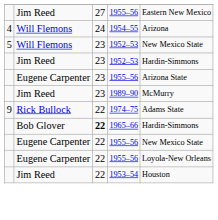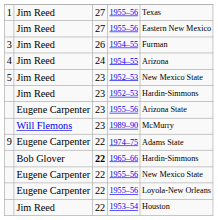+ row: (9, 12)
+ row: (9, 45)
(44, 28) Will Flemons -> (36, 61) Jim Reed
(44, 45) Will Flemons -> (36, 77) Jim Reed
(36, 93) Jim Reed -> (44, 126) Will Flemons
(44, 110) Rick Bullock -> (53, 142) Eugene Carpenter
